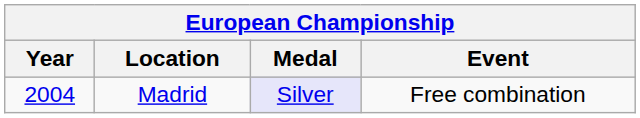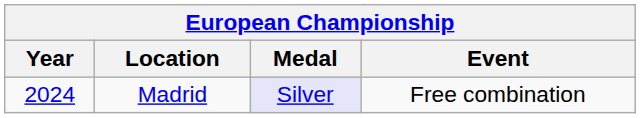(50, 94) 2004 -> (50, 94) 2024
